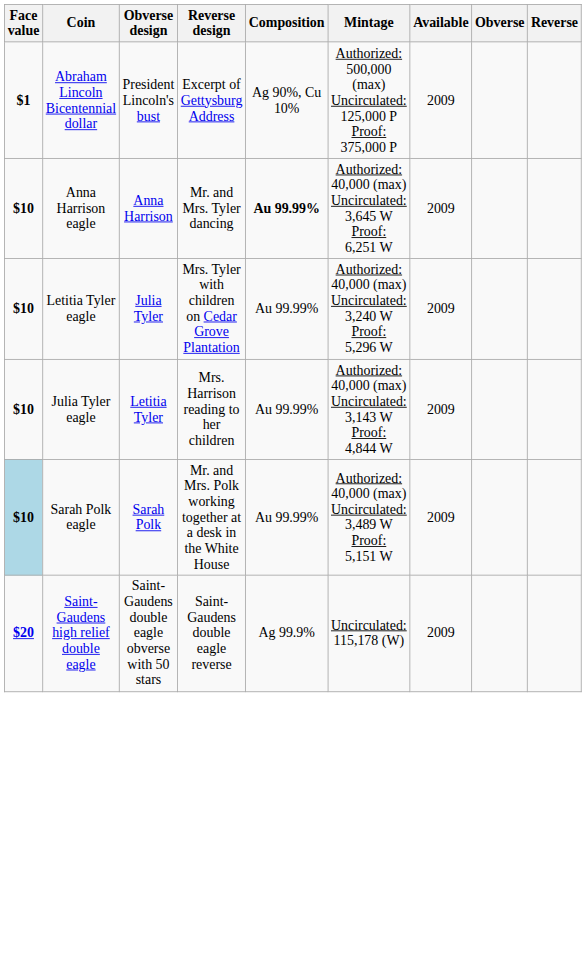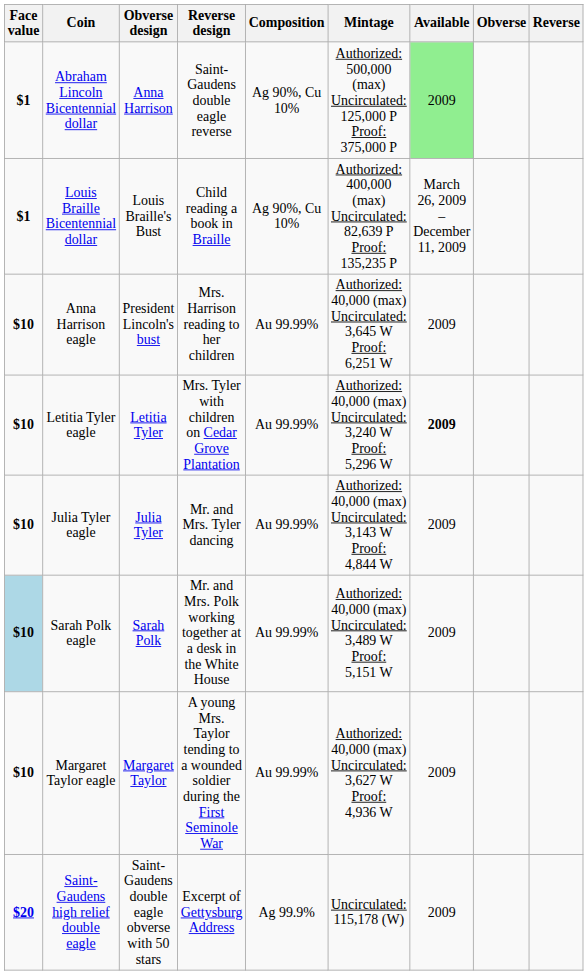(148, 100) President Lincoln's bust -> (148, 100) Anna Harrison
(212, 100) Excerpt of Gettysburg Address -> (212, 100) Saint-Gaudens double eagle reverse
(441, 100) no background -> (442, 100) lightgreen background
+ row: (81, 216)
(148, 208) Anna Harrison -> (148, 324) President Lincoln's bust
(212, 208) Mr. and Mrs. Tyler dancing -> (212, 324) Mrs. Harrison reading to her children
(287, 208) bold -> (287, 324) normal
(148, 308) Julia Tyler -> (148, 424) Letitia Tyler
(441, 308) normal -> (442, 424) bold
(148, 409) Letitia Tyler -> (148, 525) Julia Tyler
(212, 409) Mrs. Harrison reading to her children -> (212, 525) Mr. and Mrs. Tyler dancing
+ row: (81, 772)
(212, 633) Saint-Gaudens double eagle reverse -> (212, 912) Excerpt of Gettysburg Address
